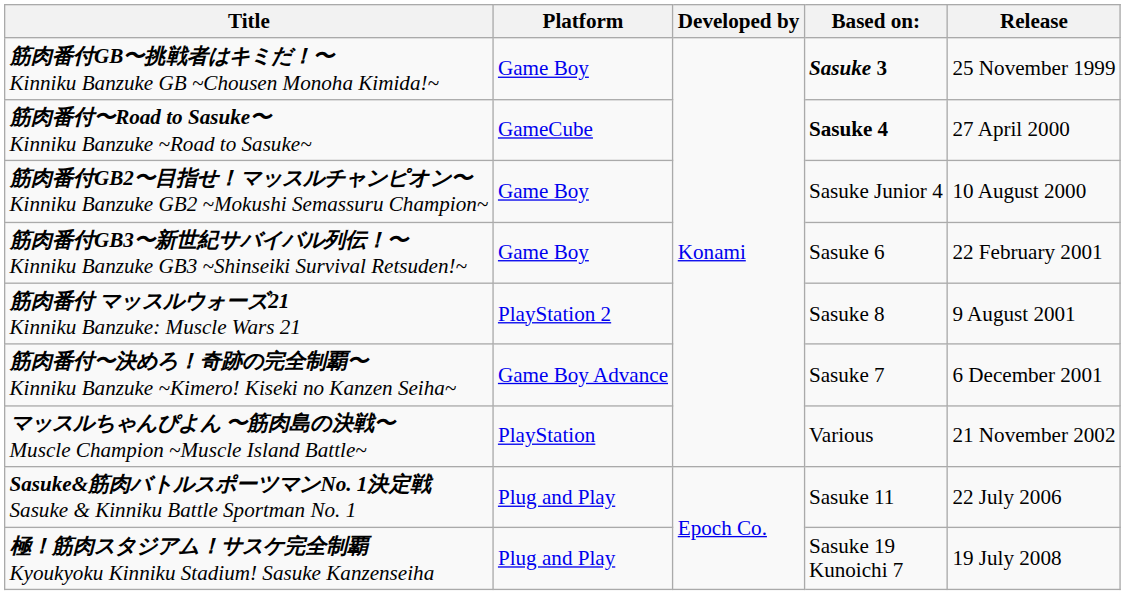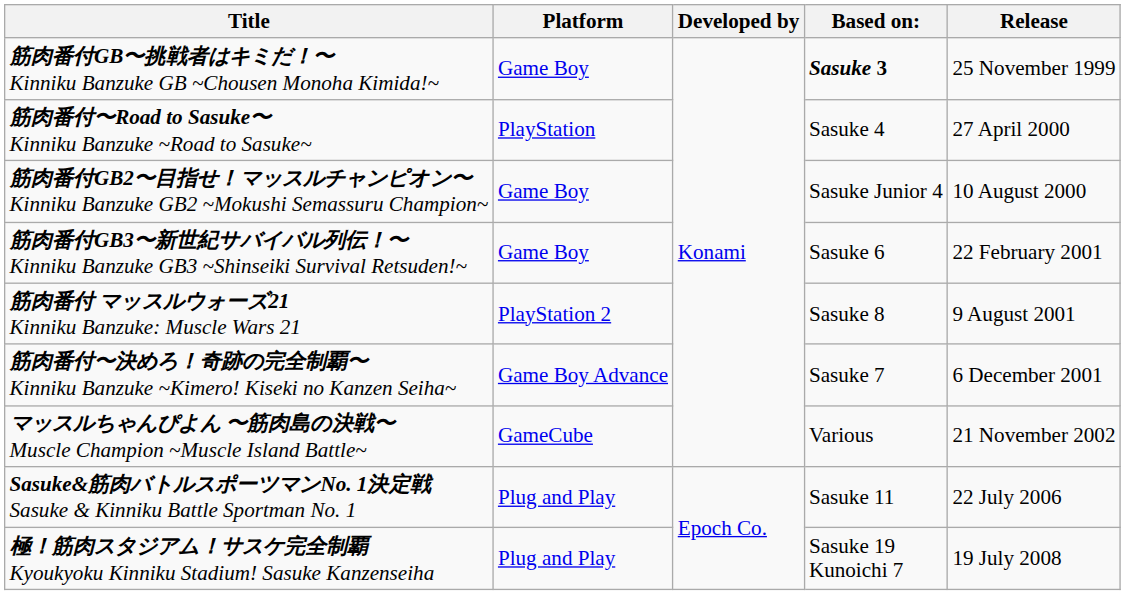(545, 129) GameCube -> (547, 129) PlayStation
(849, 129) bold -> (847, 129) normal
(547, 435) PlayStation -> (545, 435) GameCube
